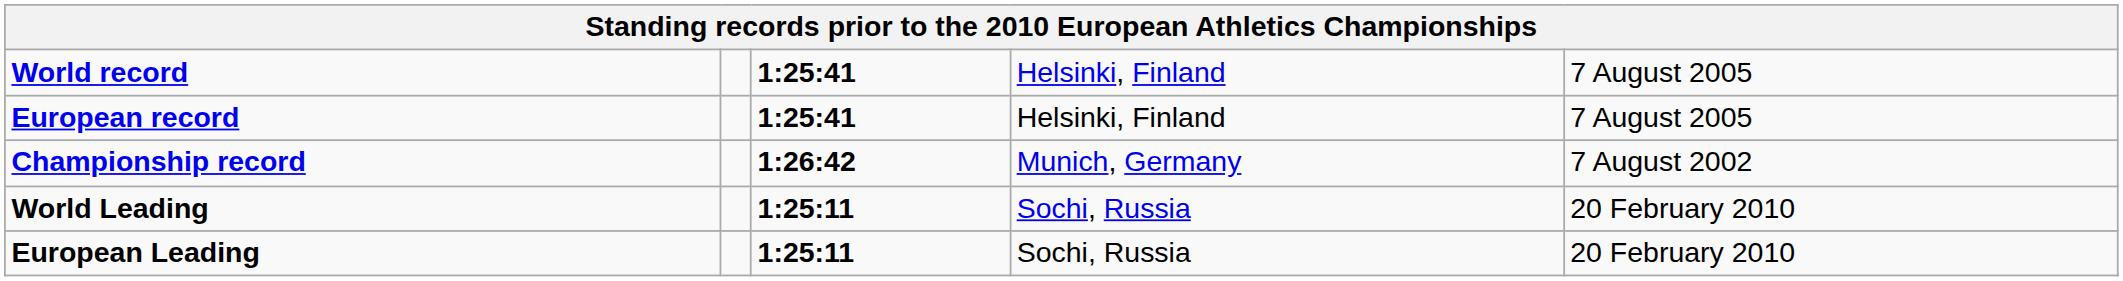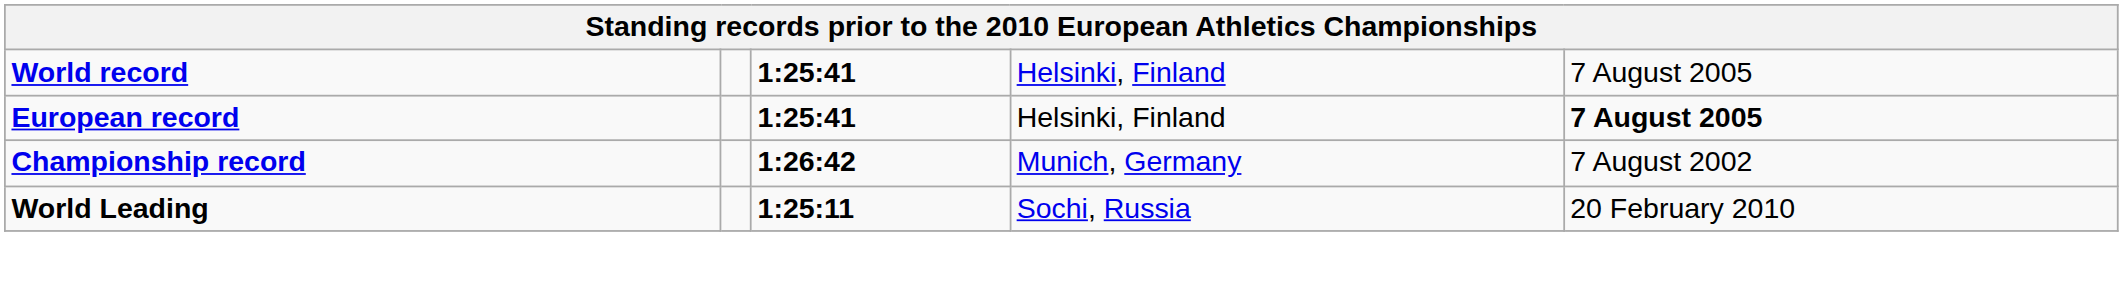(1661, 117) normal -> (1666, 117) bold
- row: (136, 252)
